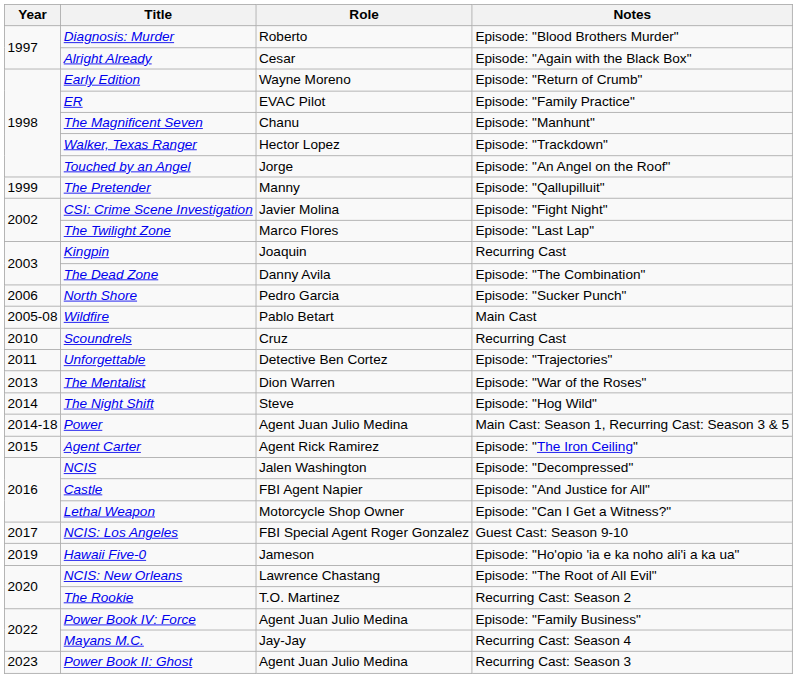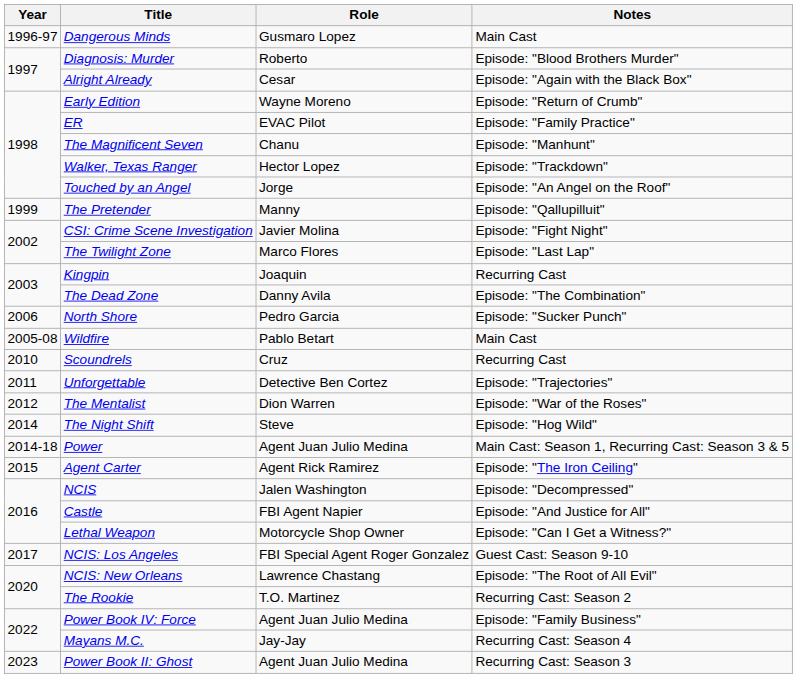+ row: (117, 36)
(23, 381) 2013 -> (23, 403) 2012
- row: (105, 554)
